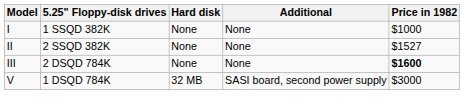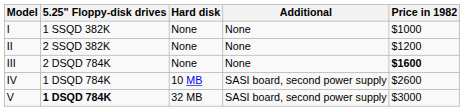(406, 47) $1527 -> (406, 47) $1200
+ row: (12, 81)
(77, 81) normal -> (77, 98) bold
